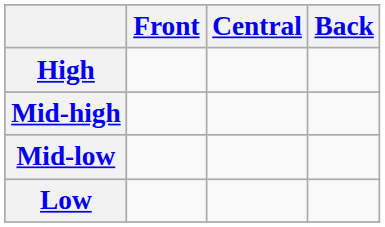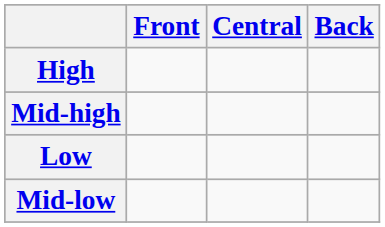rows swapped: (66, 156) <-> (66, 199)
